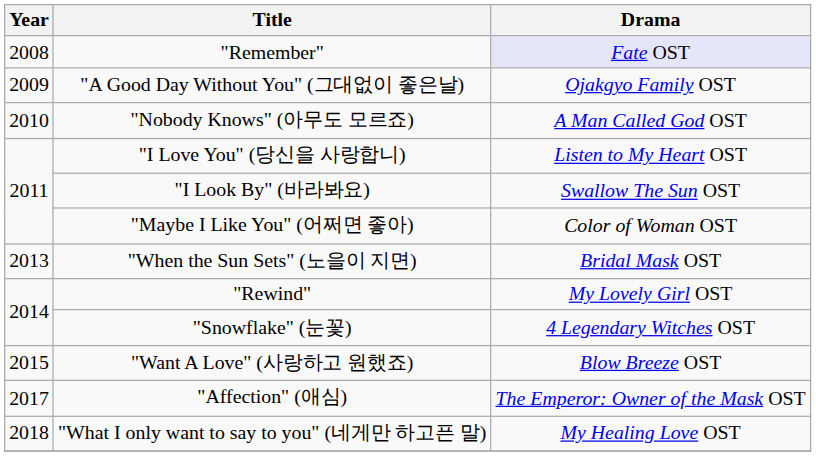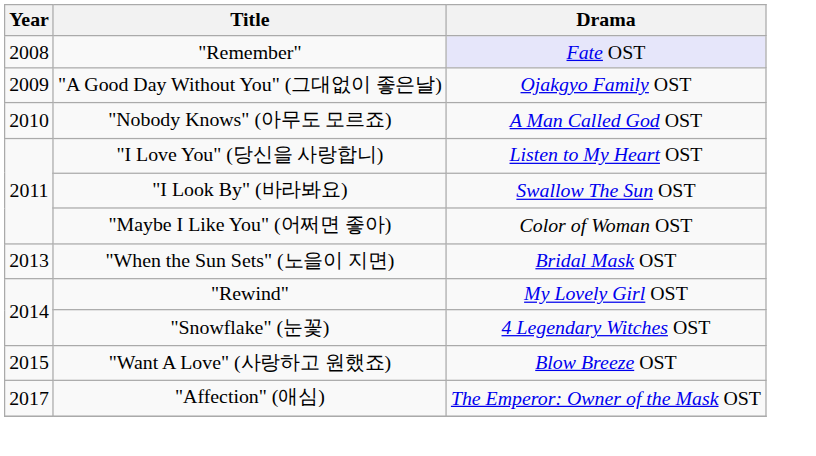- row: (272, 432)
